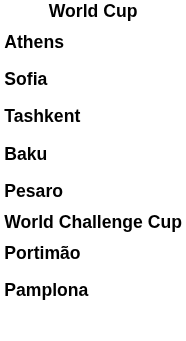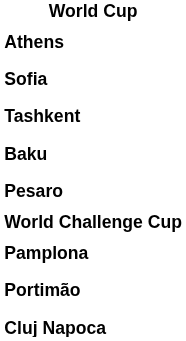rows swapped: (46, 290) <-> (42, 253)
+ row: (55, 327)
